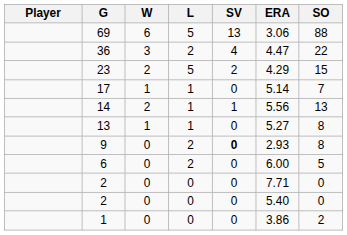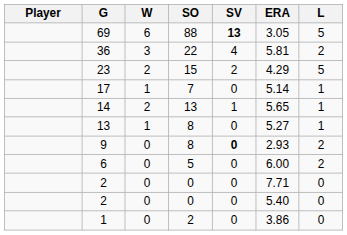columns swapped: (190, 13) <-> (321, 13)
(234, 32) normal -> (234, 32) bold
(277, 32) 3.06 -> (277, 32) 3.05
(277, 51) 4.47 -> (277, 51) 5.81
(277, 107) 5.56 -> (277, 107) 5.65
